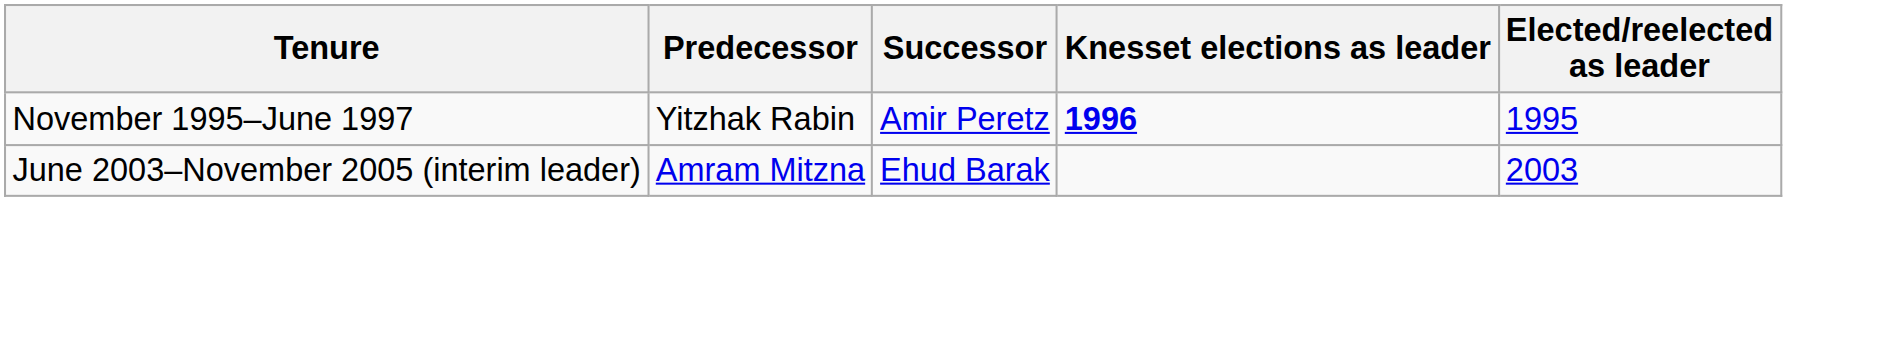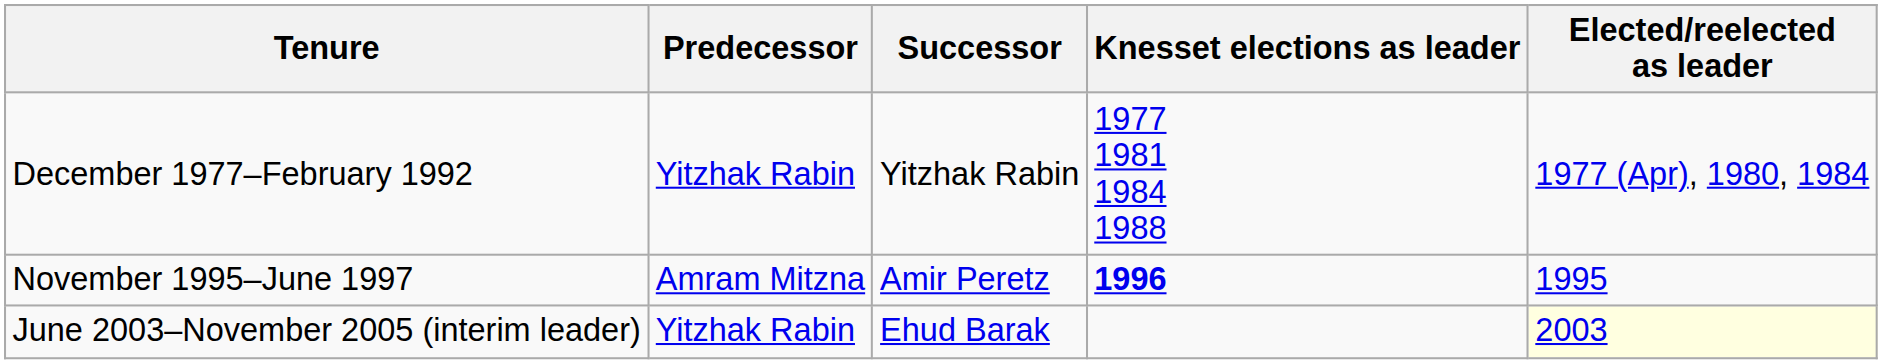+ row: (243, 173)
(755, 118) Yitzhak Rabin -> (760, 279) Amram Mitzna
(760, 169) Amram Mitzna -> (755, 330) Yitzhak Rabin
(1542, 169) no background -> (1571, 330) lightyellow background
